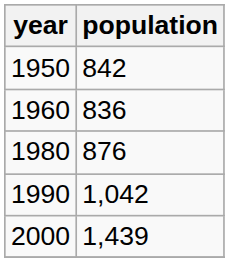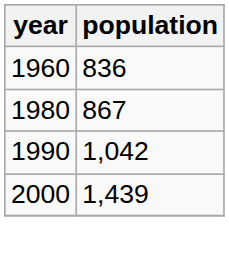- row: (40, 67)
(104, 151) 876 -> (104, 109) 867
